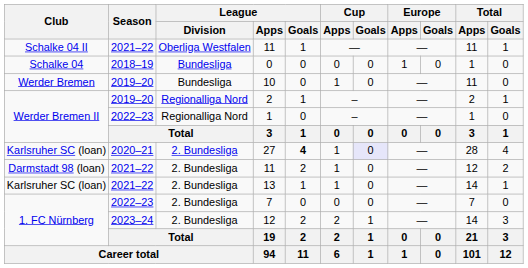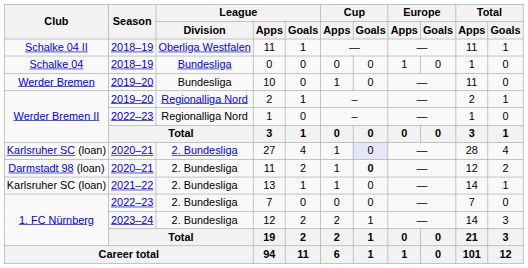(132, 47) 2021–22 -> (132, 47) 2018–19
(303, 151) bold -> (303, 151) normal
(132, 168) 2021–22 -> (132, 168) 2020–21
(371, 168) normal -> (371, 168) bold
